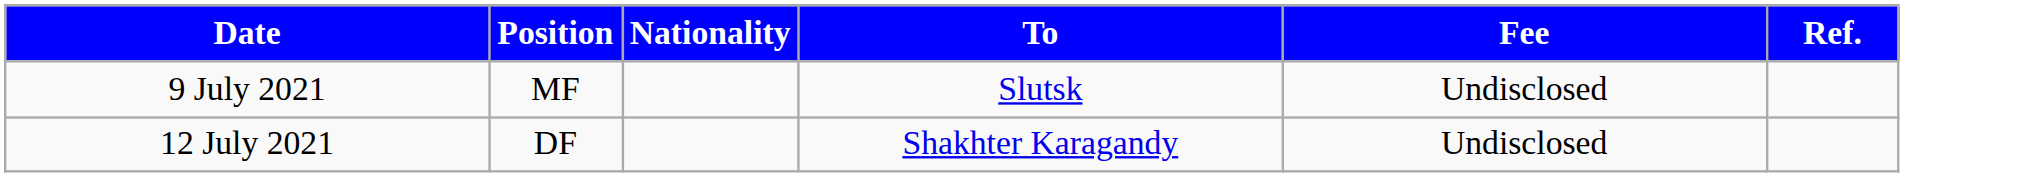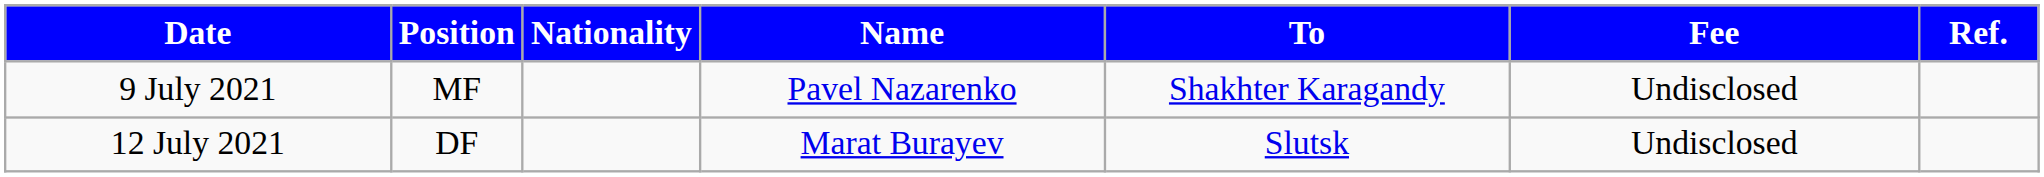+ column: (902, 32)
(1040, 88) Slutsk -> (1307, 88) Shakhter Karagandy
(1040, 143) Shakhter Karagandy -> (1307, 143) Slutsk
